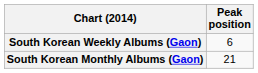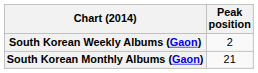(230, 42) 6 -> (230, 42) 2
